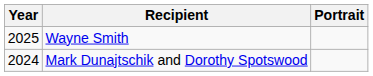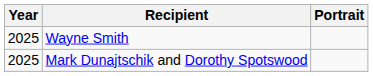(23, 60) 2024 -> (23, 60) 2025
